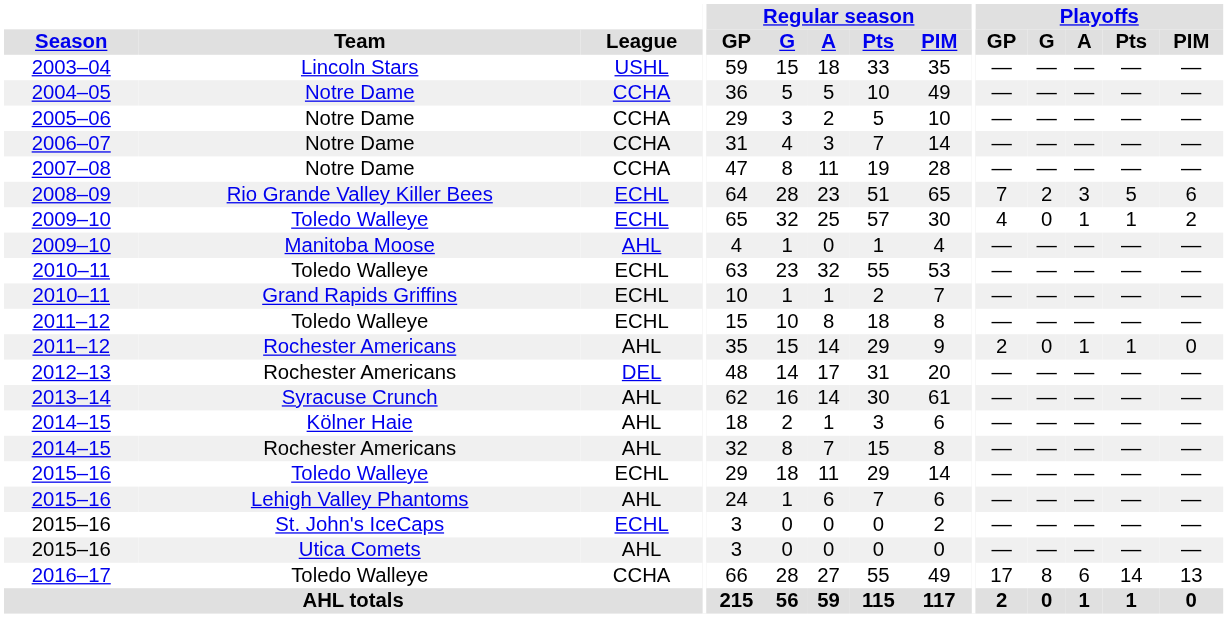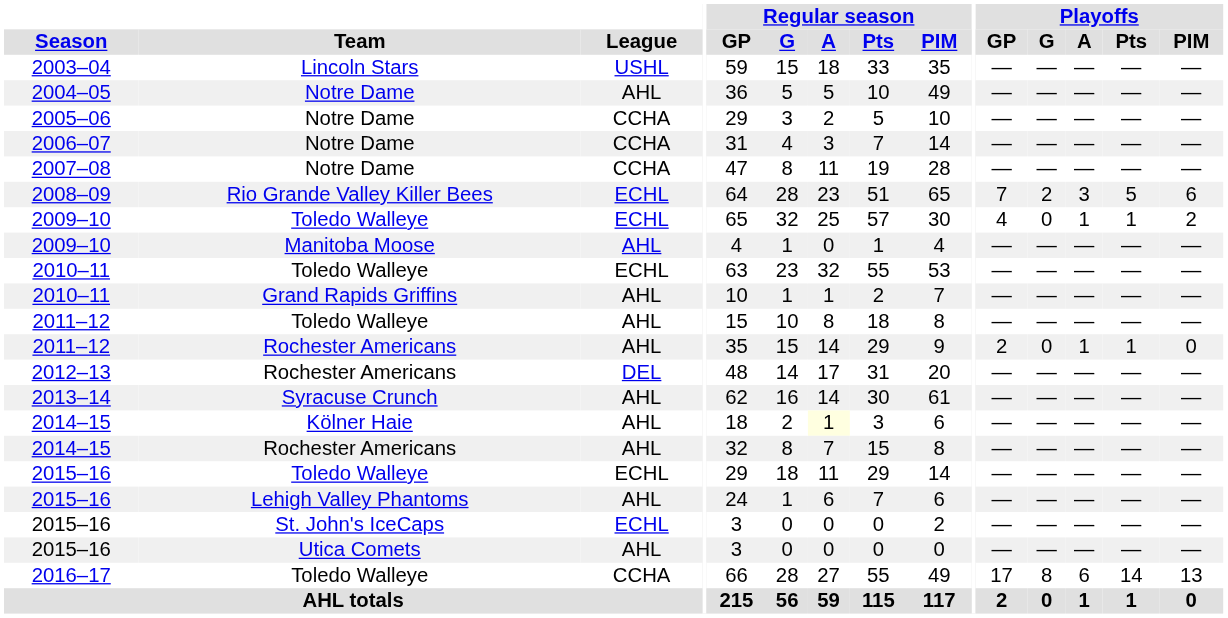(642, 92) CCHA -> (642, 92) AHL
(642, 295) ECHL -> (642, 295) AHL
(642, 321) ECHL -> (642, 321) AHL
(829, 422) no background -> (829, 422) lightyellow background
